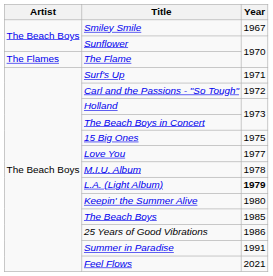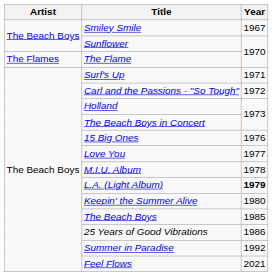(255, 138) 1975 -> (255, 138) 1976
(255, 248) 1991 -> (255, 248) 1992
